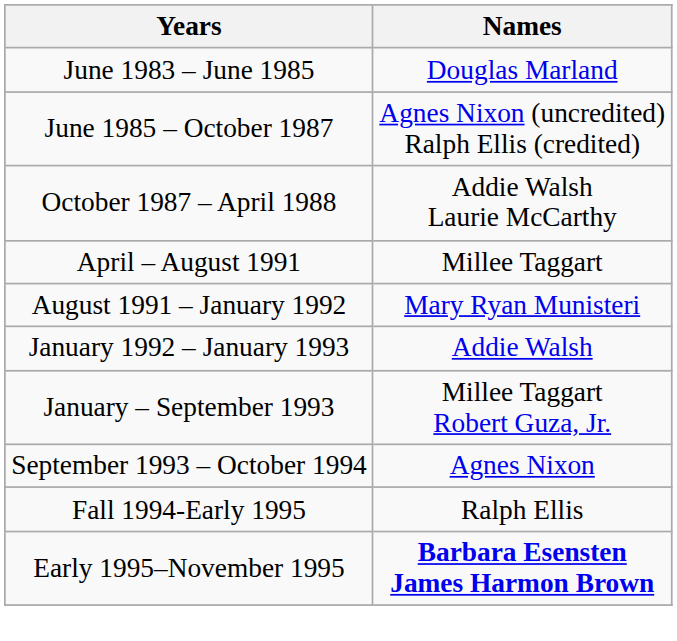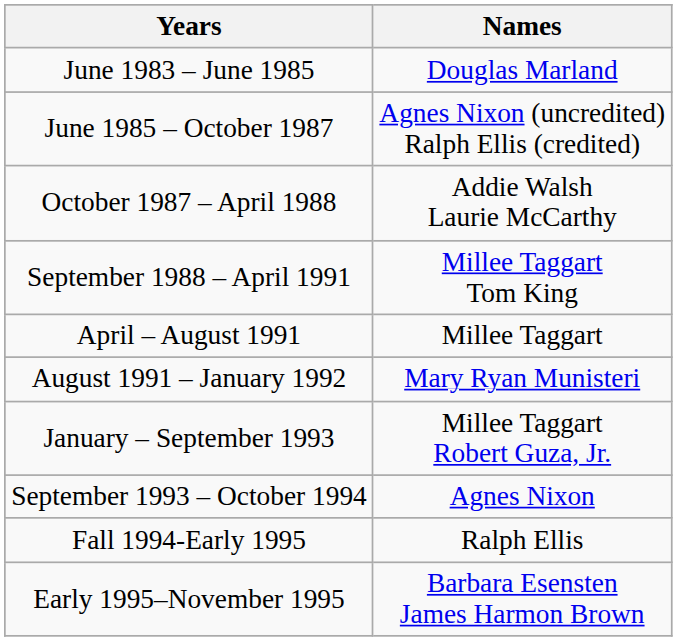+ row: (189, 276)
- row: (189, 348)
(522, 567) bold -> (522, 598) normal
